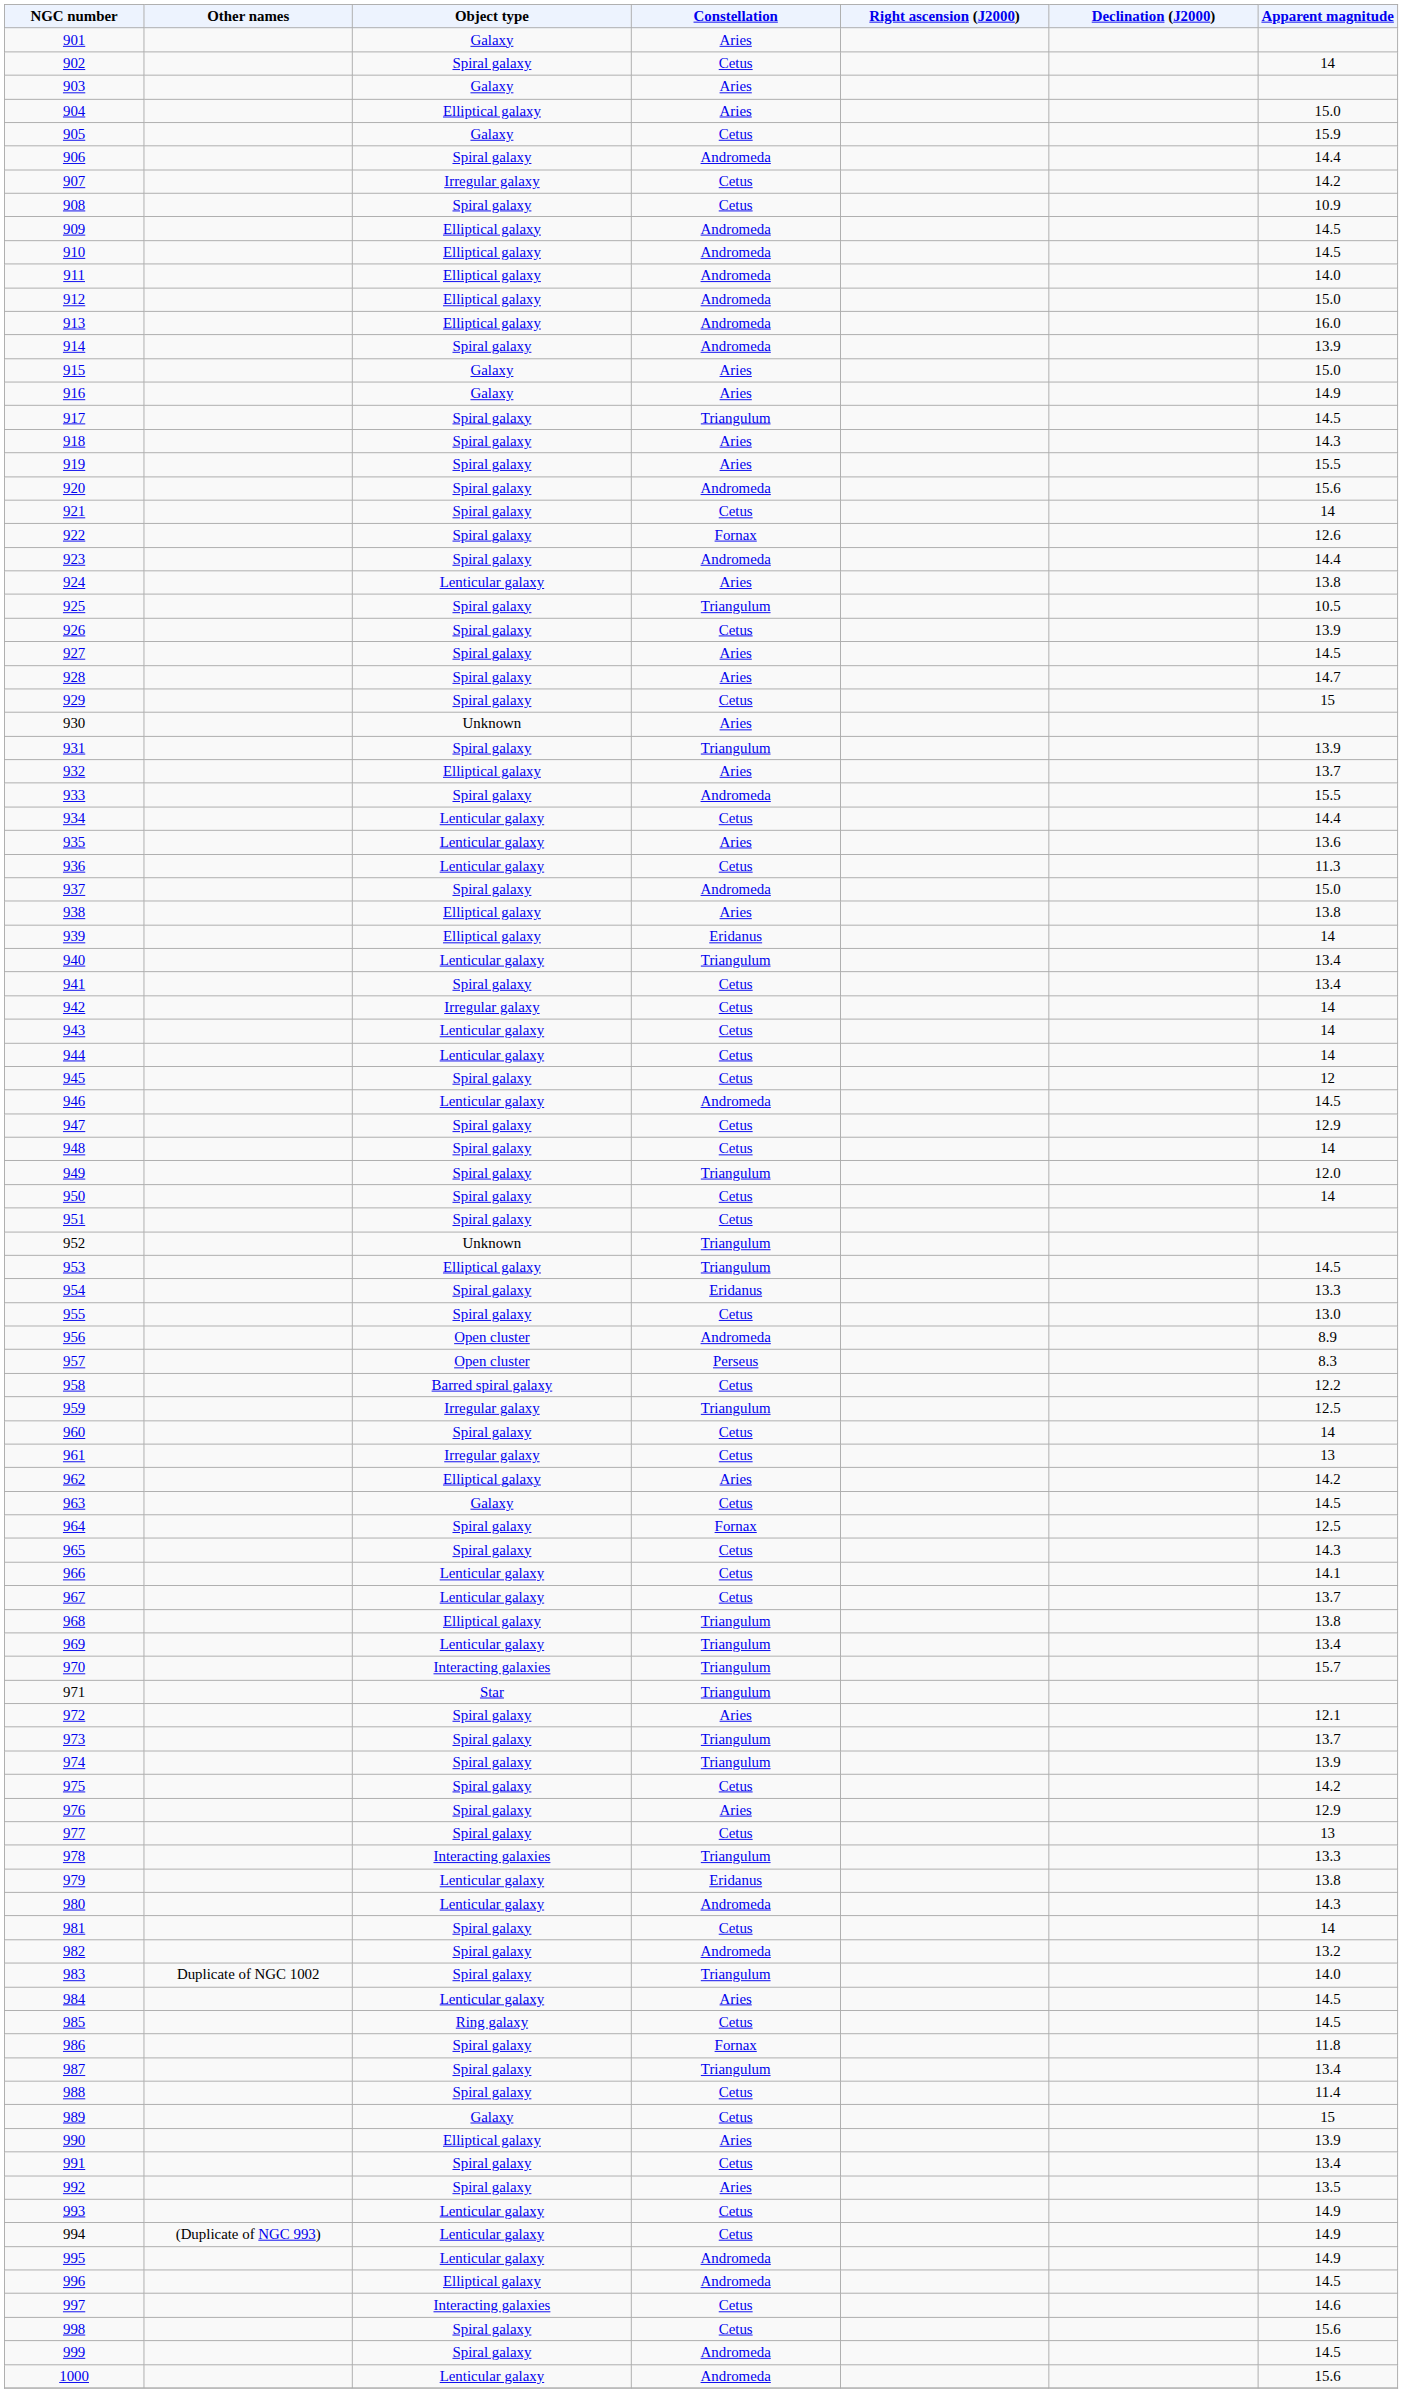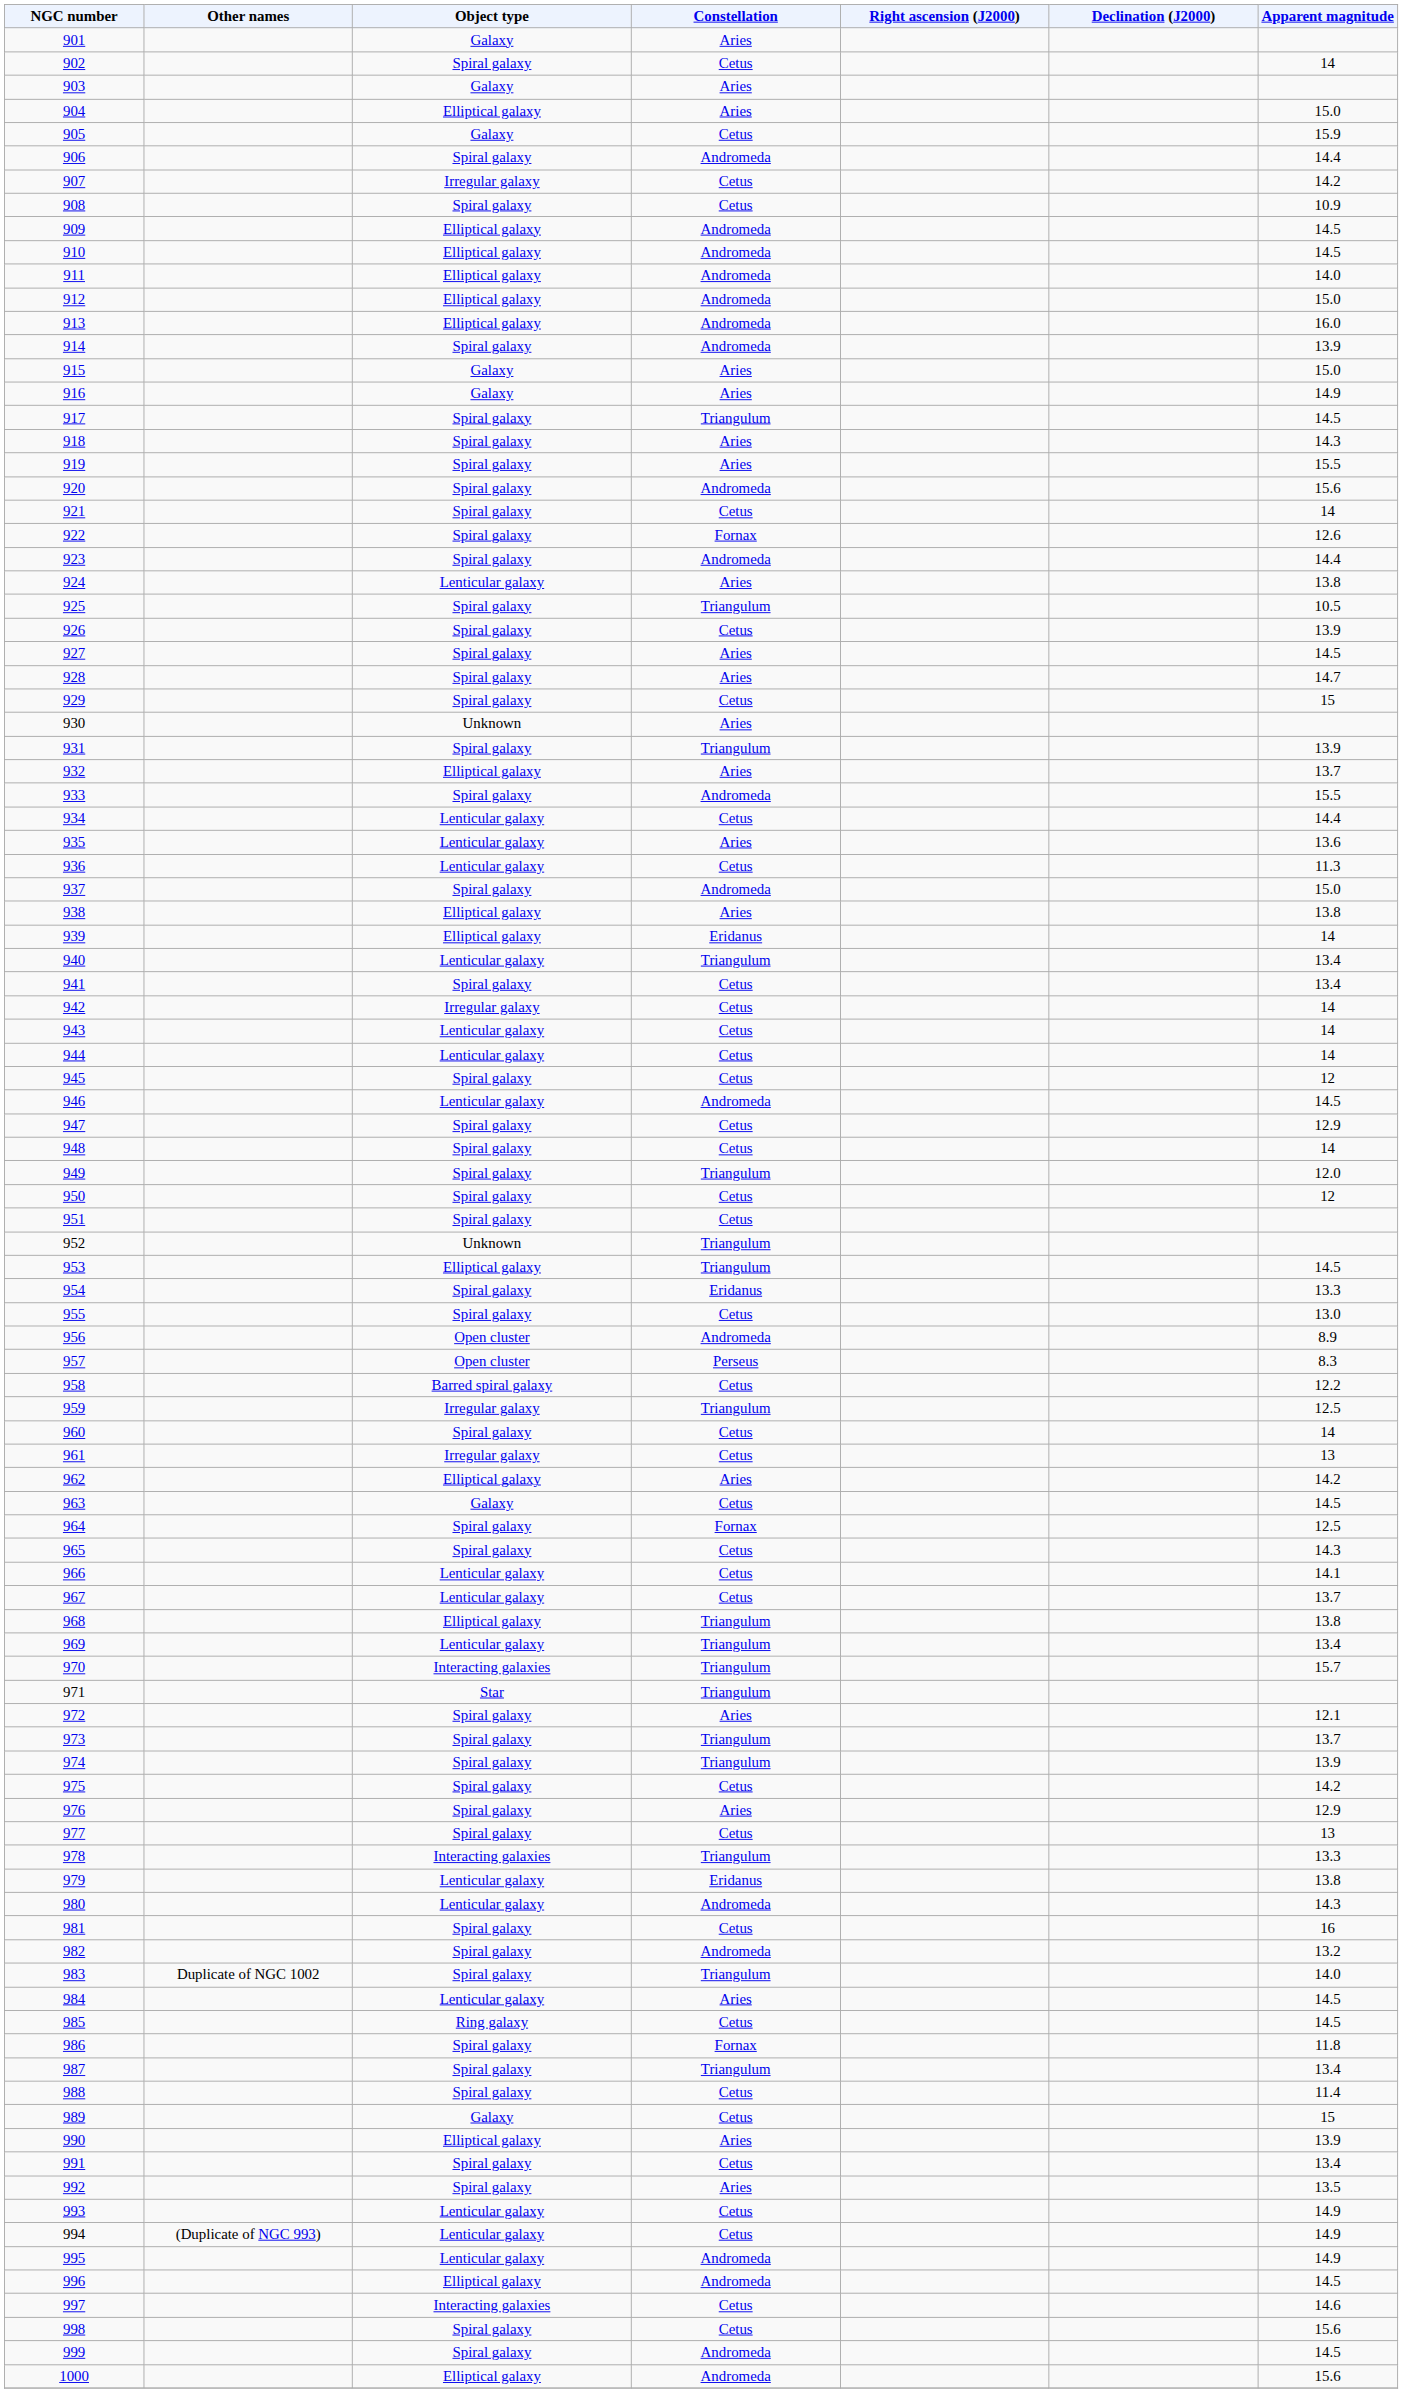(1328, 1196) 14 -> (1328, 1196) 12
(1328, 1927) 14 -> (1328, 1927) 16
(492, 2376) Lenticular galaxy -> (492, 2376) Elliptical galaxy
